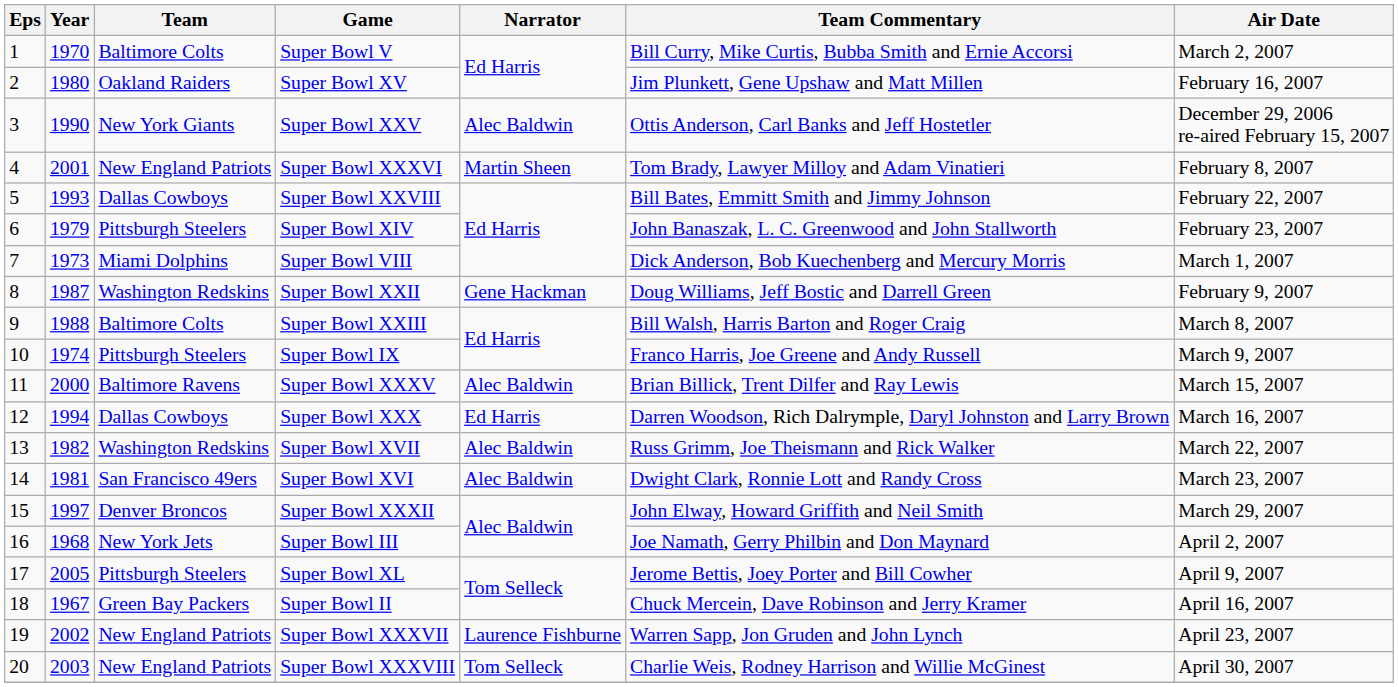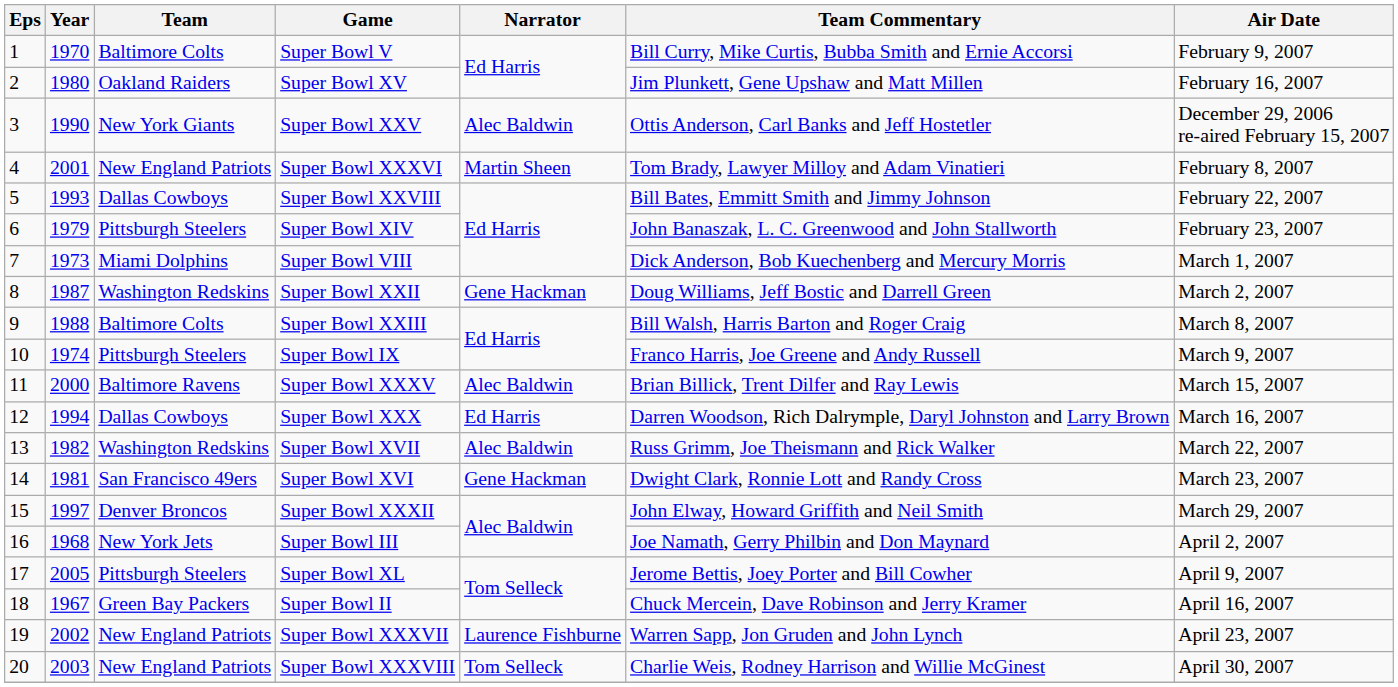(1236, 51) March 2, 2007 -> (1246, 51) February 9, 2007
(1246, 291) February 9, 2007 -> (1236, 291) March 2, 2007
(519, 479) Alec Baldwin -> (525, 479) Gene Hackman
